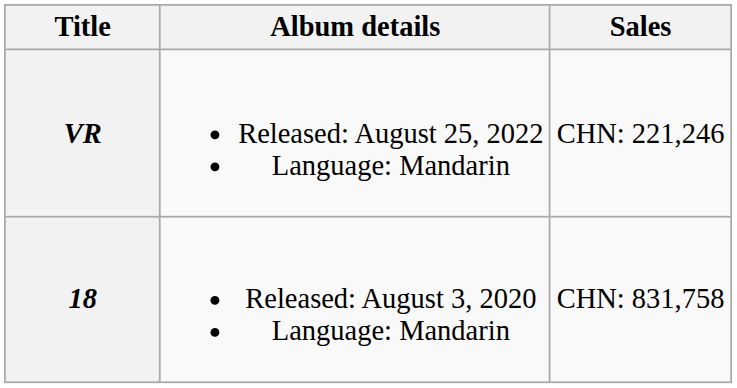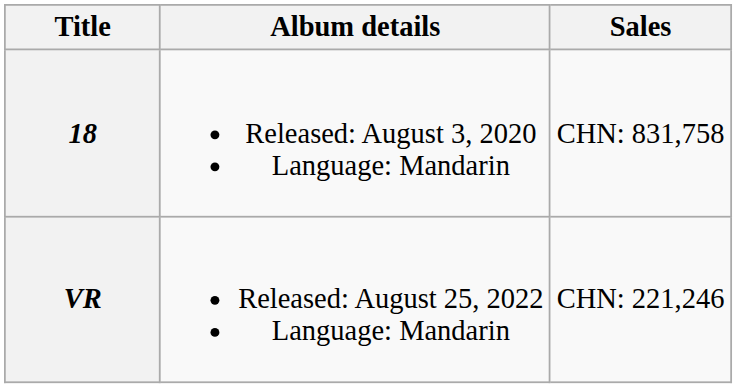rows swapped: (83, 298) <-> (83, 132)
